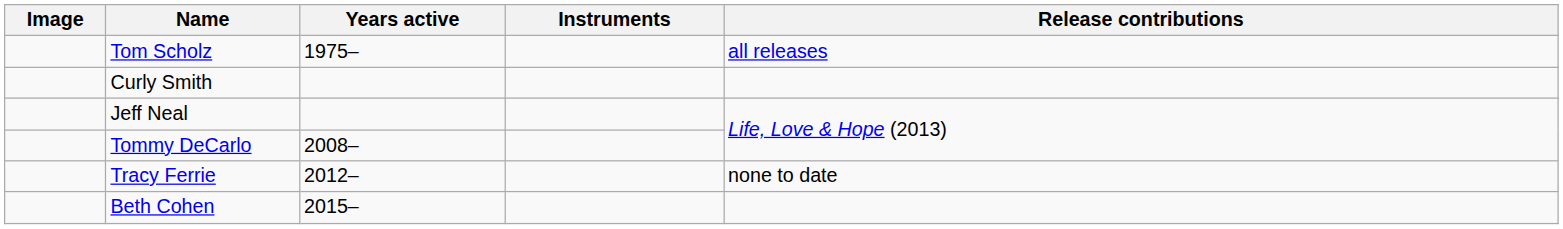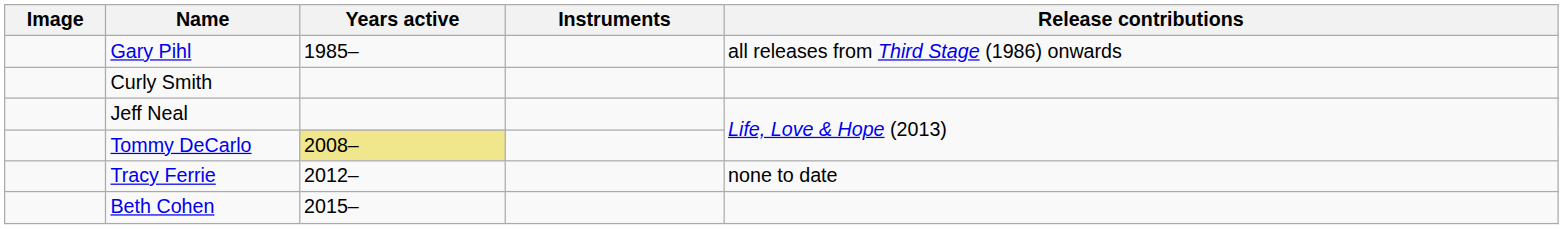- row: (161, 51)
+ row: (151, 51)
(331, 144) no background -> (331, 144) khaki background
